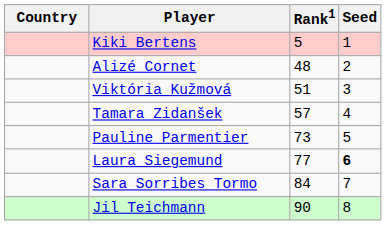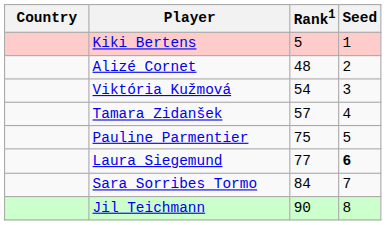(302, 91) 51 -> (302, 91) 54
(302, 138) 73 -> (302, 138) 75
